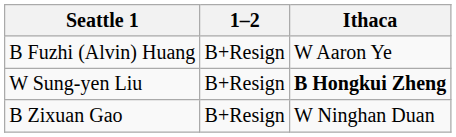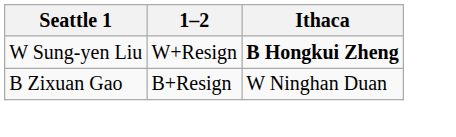- row: (102, 52)
(245, 83) B+Resign -> (194, 52) W+Resign
